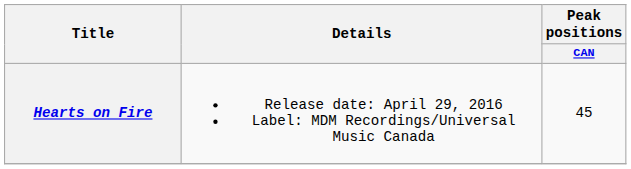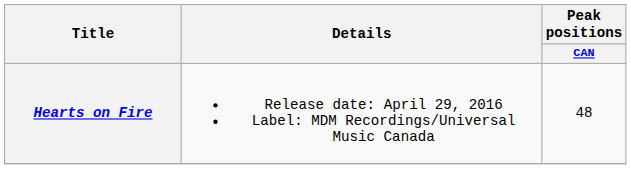(584, 113) 45 -> (584, 113) 48
